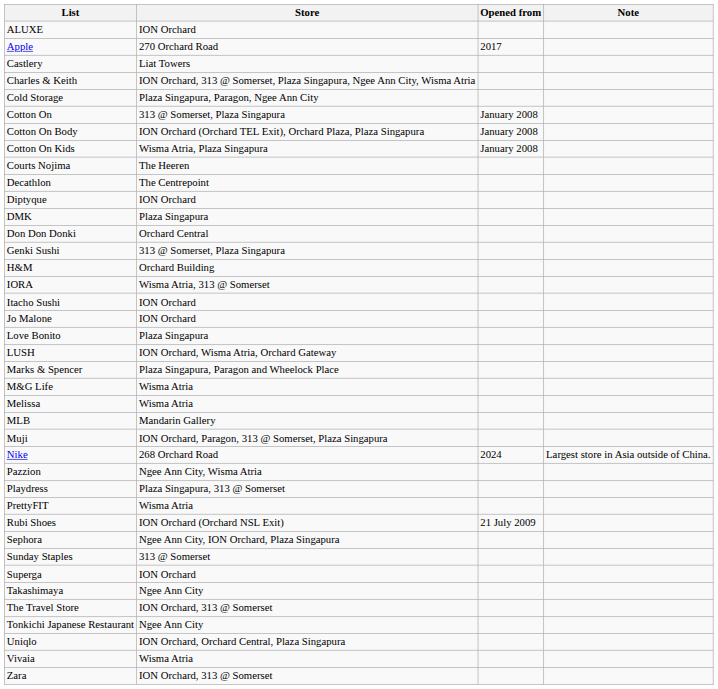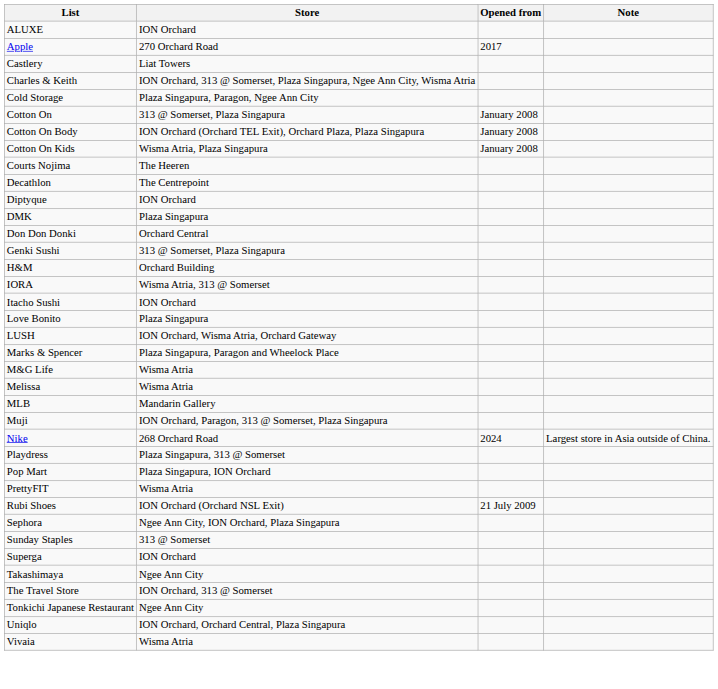- row: (29, 319)
- row: (24, 472)
+ row: (27, 472)
- row: (17, 676)
